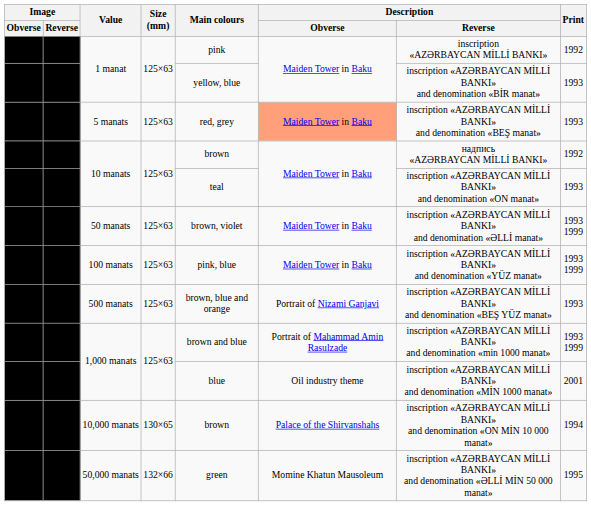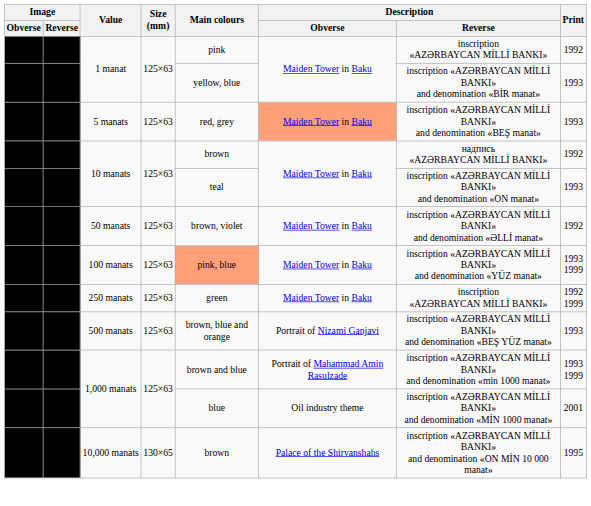(573, 226) 1993 1999 -> (573, 226) 1992
(217, 265) no background -> (217, 265) lightsalmon background
+ row: (111, 298)
(573, 425) 1994 -> (573, 453) 1995
- row: (111, 475)
